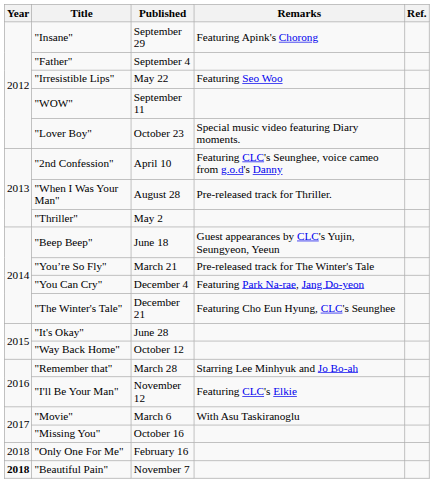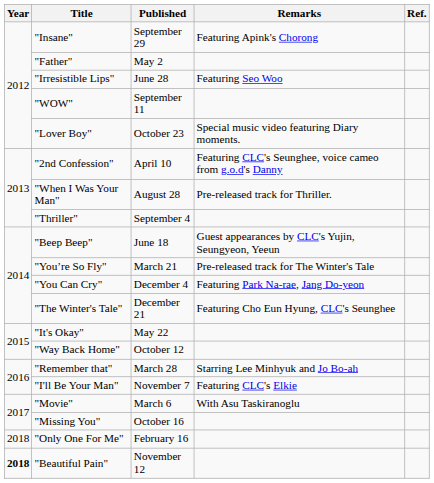(162, 61) September 4 -> (148, 61) May 2
(151, 79) May 22 -> (151, 79) June 28
(148, 218) May 2 -> (162, 218) September 4
(151, 332) June 28 -> (151, 332) May 22
(157, 392) November 12 -> (162, 385) November 7
(162, 469) November 7 -> (157, 463) November 12
